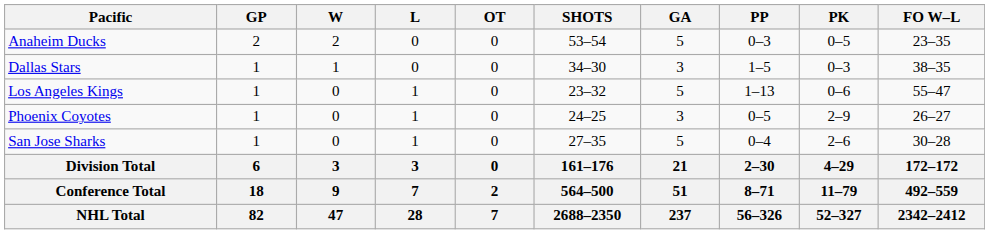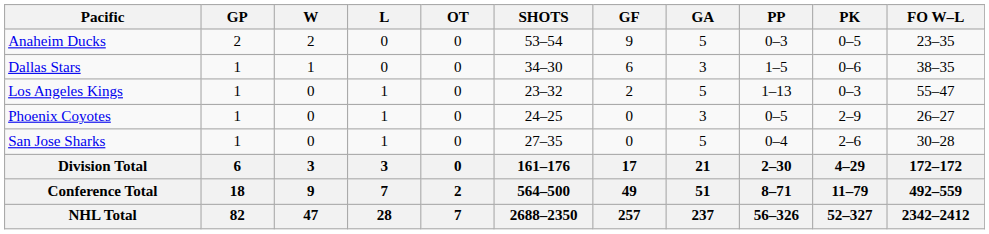+ column: (629, 16)
(839, 66) 0–3 -> (850, 66) 0–6
(839, 91) 0–6 -> (850, 91) 0–3
